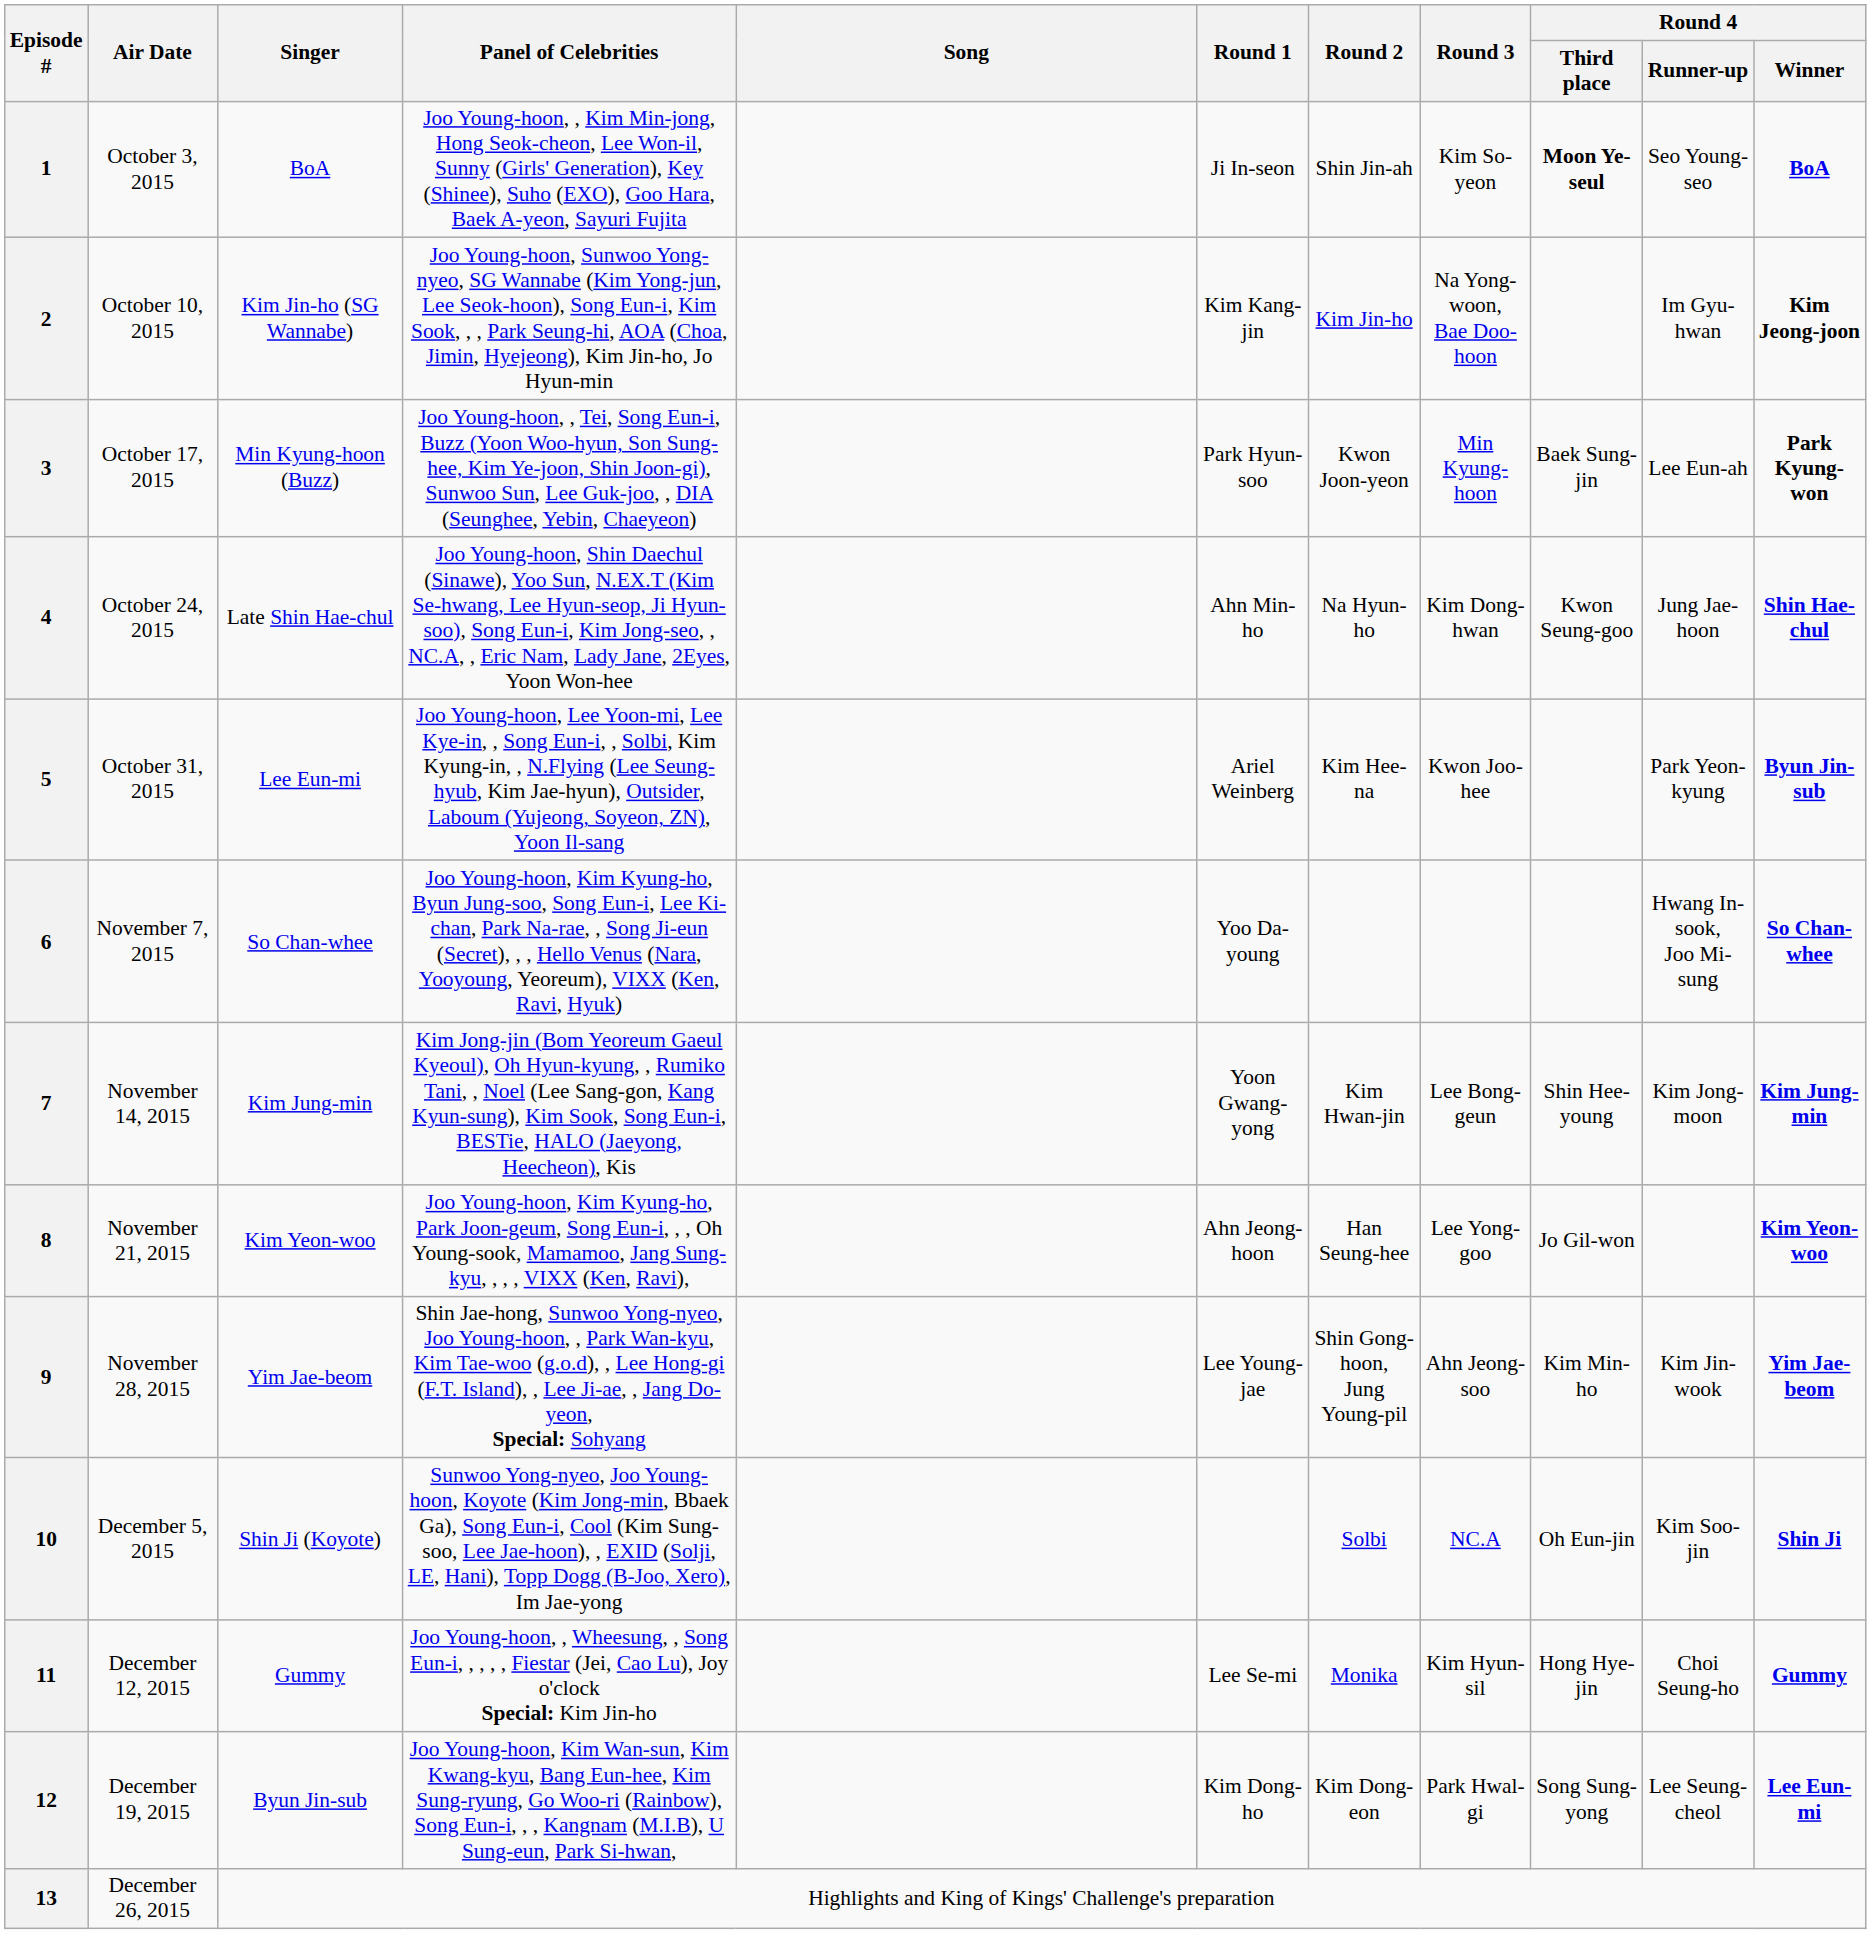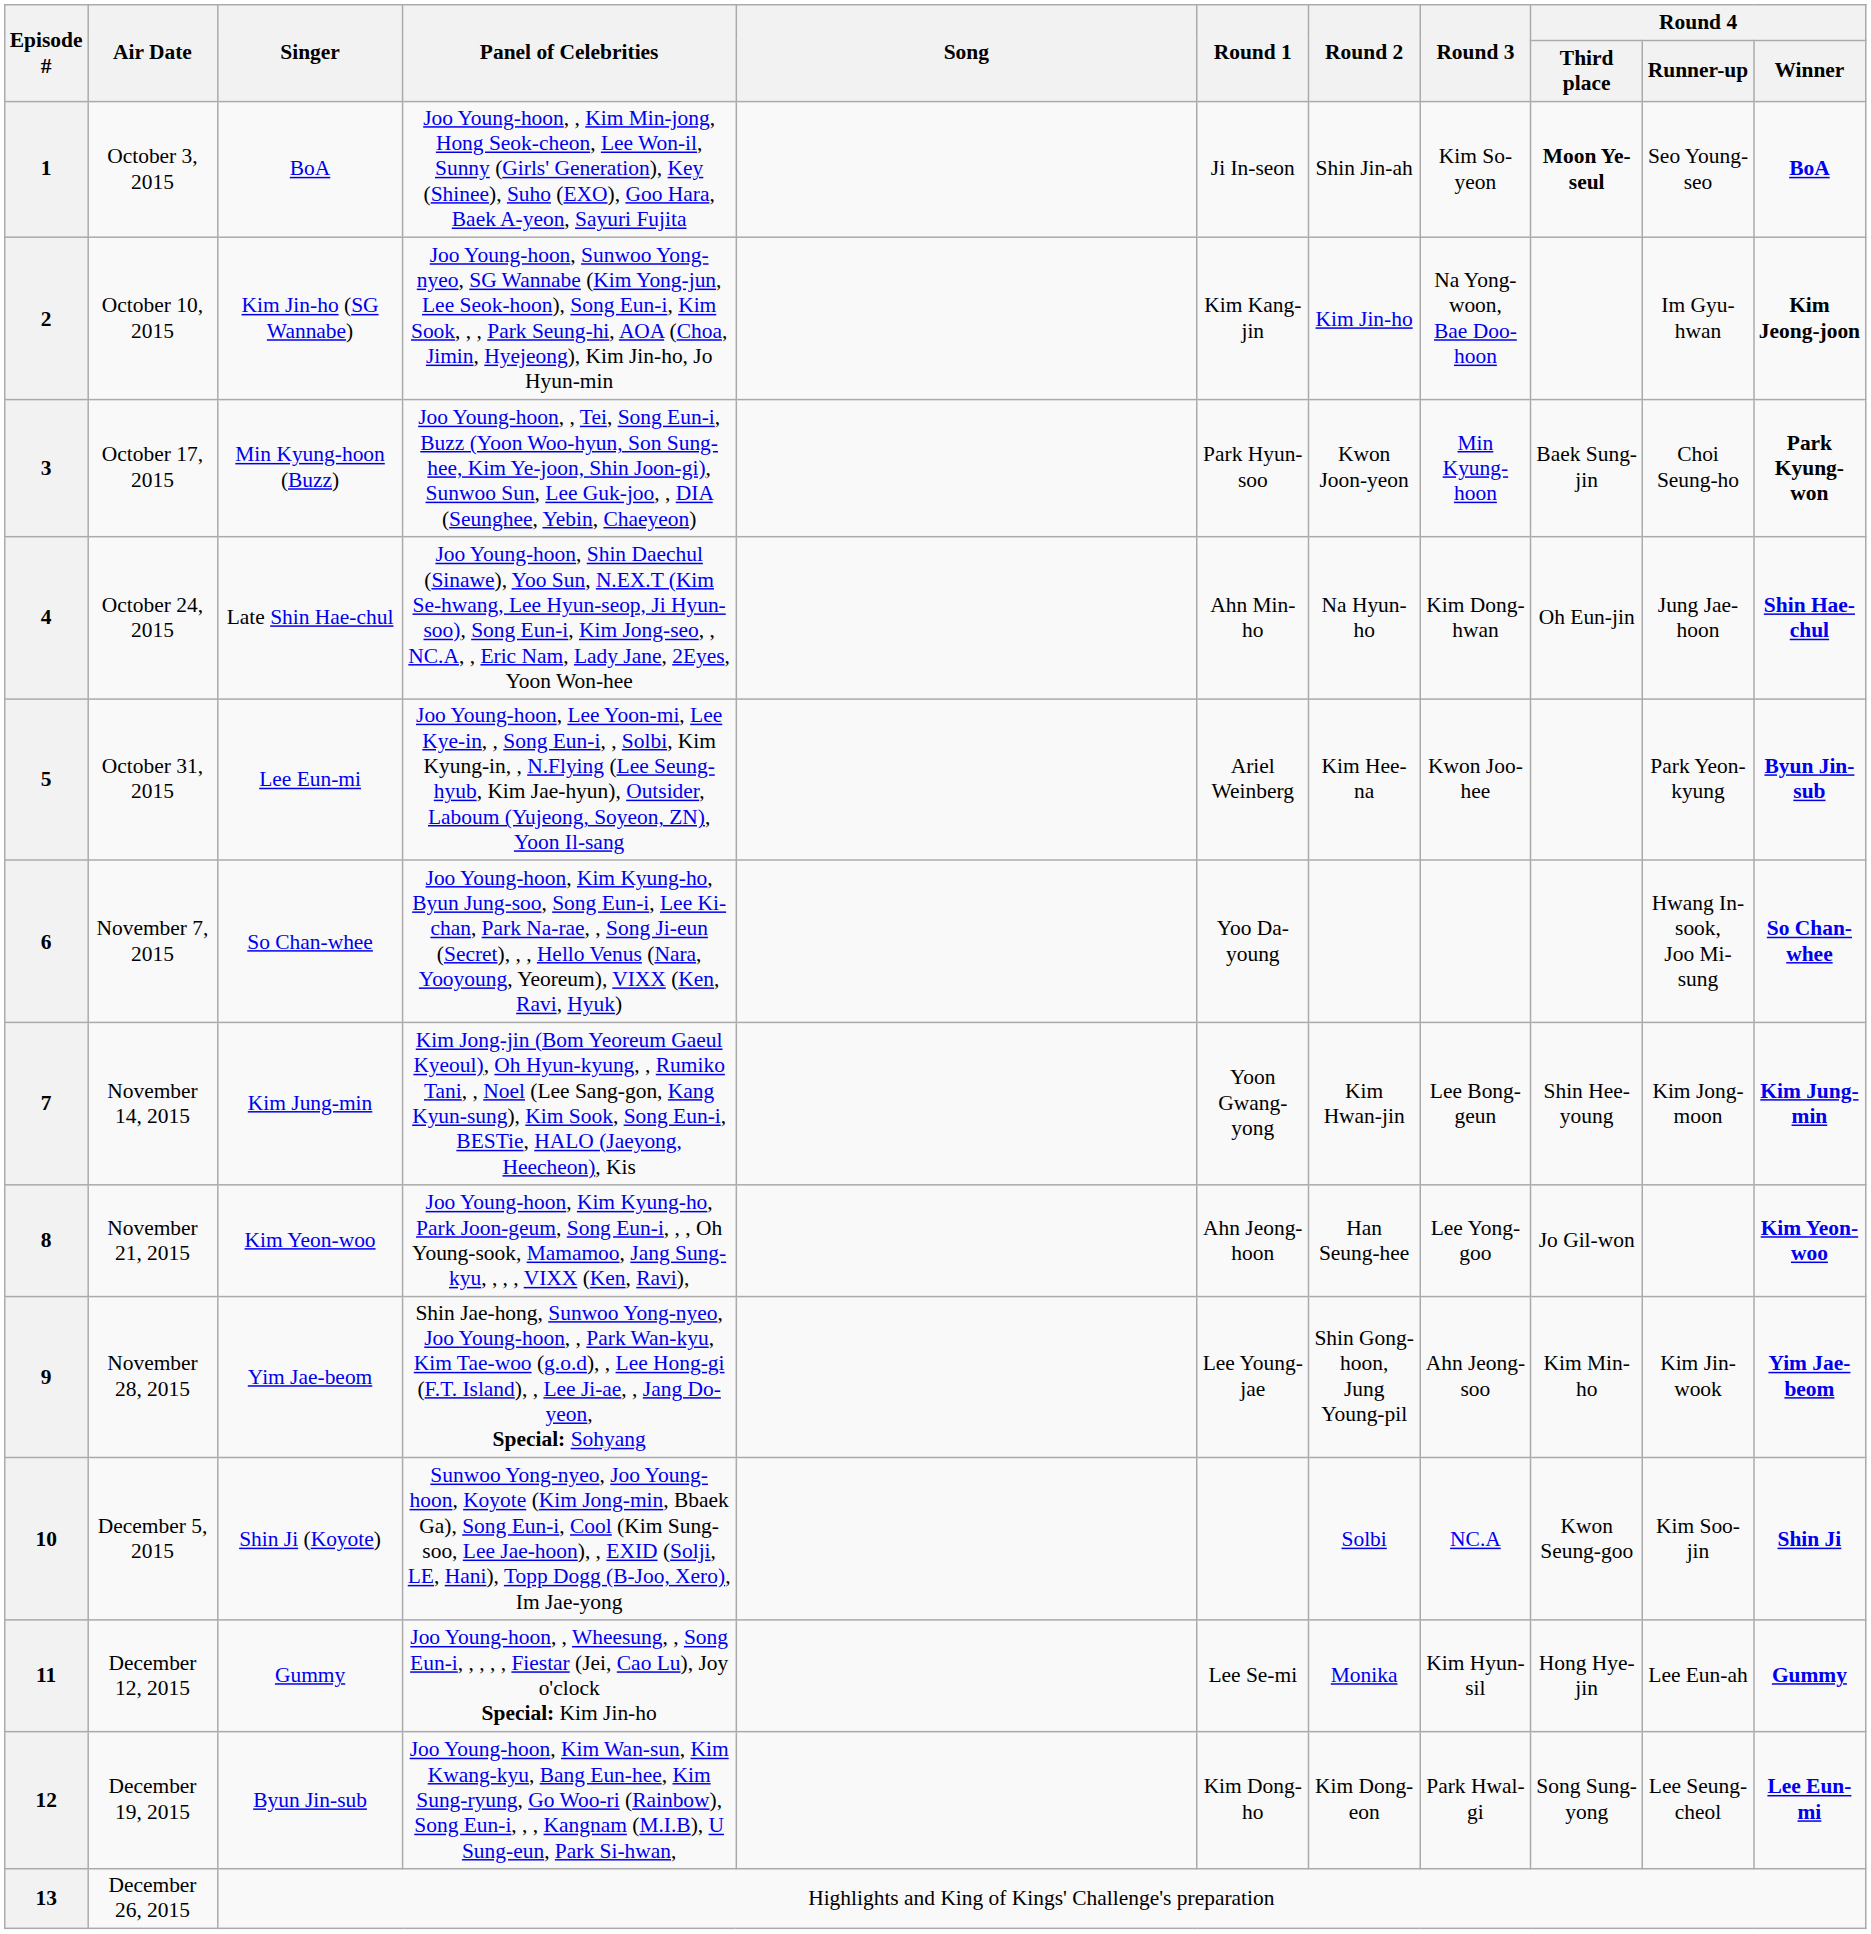(1698, 468) Lee Eun-ah -> (1698, 468) Choi Seung-ho
(1587, 617) Kwon Seung-goo -> (1587, 617) Oh Eun-jin
(1587, 1539) Oh Eun-jin -> (1587, 1539) Kwon Seung-goo
(1698, 1675) Choi Seung-ho -> (1698, 1675) Lee Eun-ah
